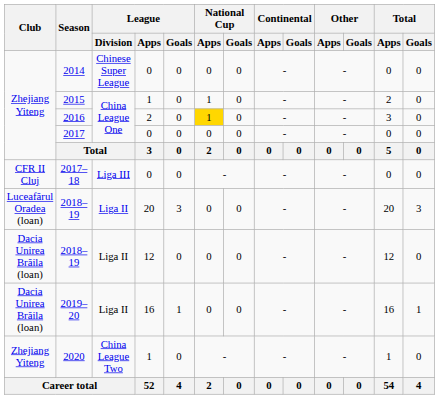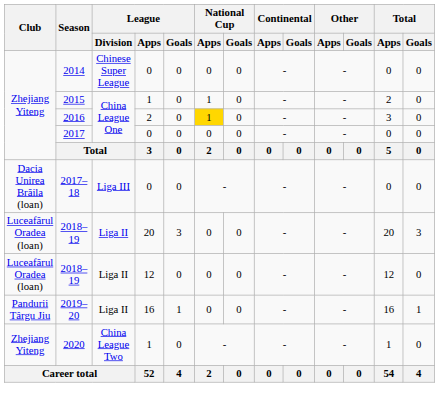(30, 174) CFR II Cluj -> (30, 186) Dacia Unirea Brăila (loan)
(30, 256) Dacia Unirea Brăila (loan) -> (30, 274) Luceafărul Oradea (loan)
(30, 309) Dacia Unirea Brăila (loan) -> (30, 309) Pandurii Târgu Jiu
